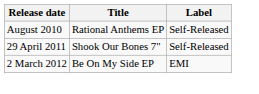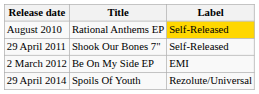(199, 30) no background -> (199, 30) gold background
+ row: (37, 81)
